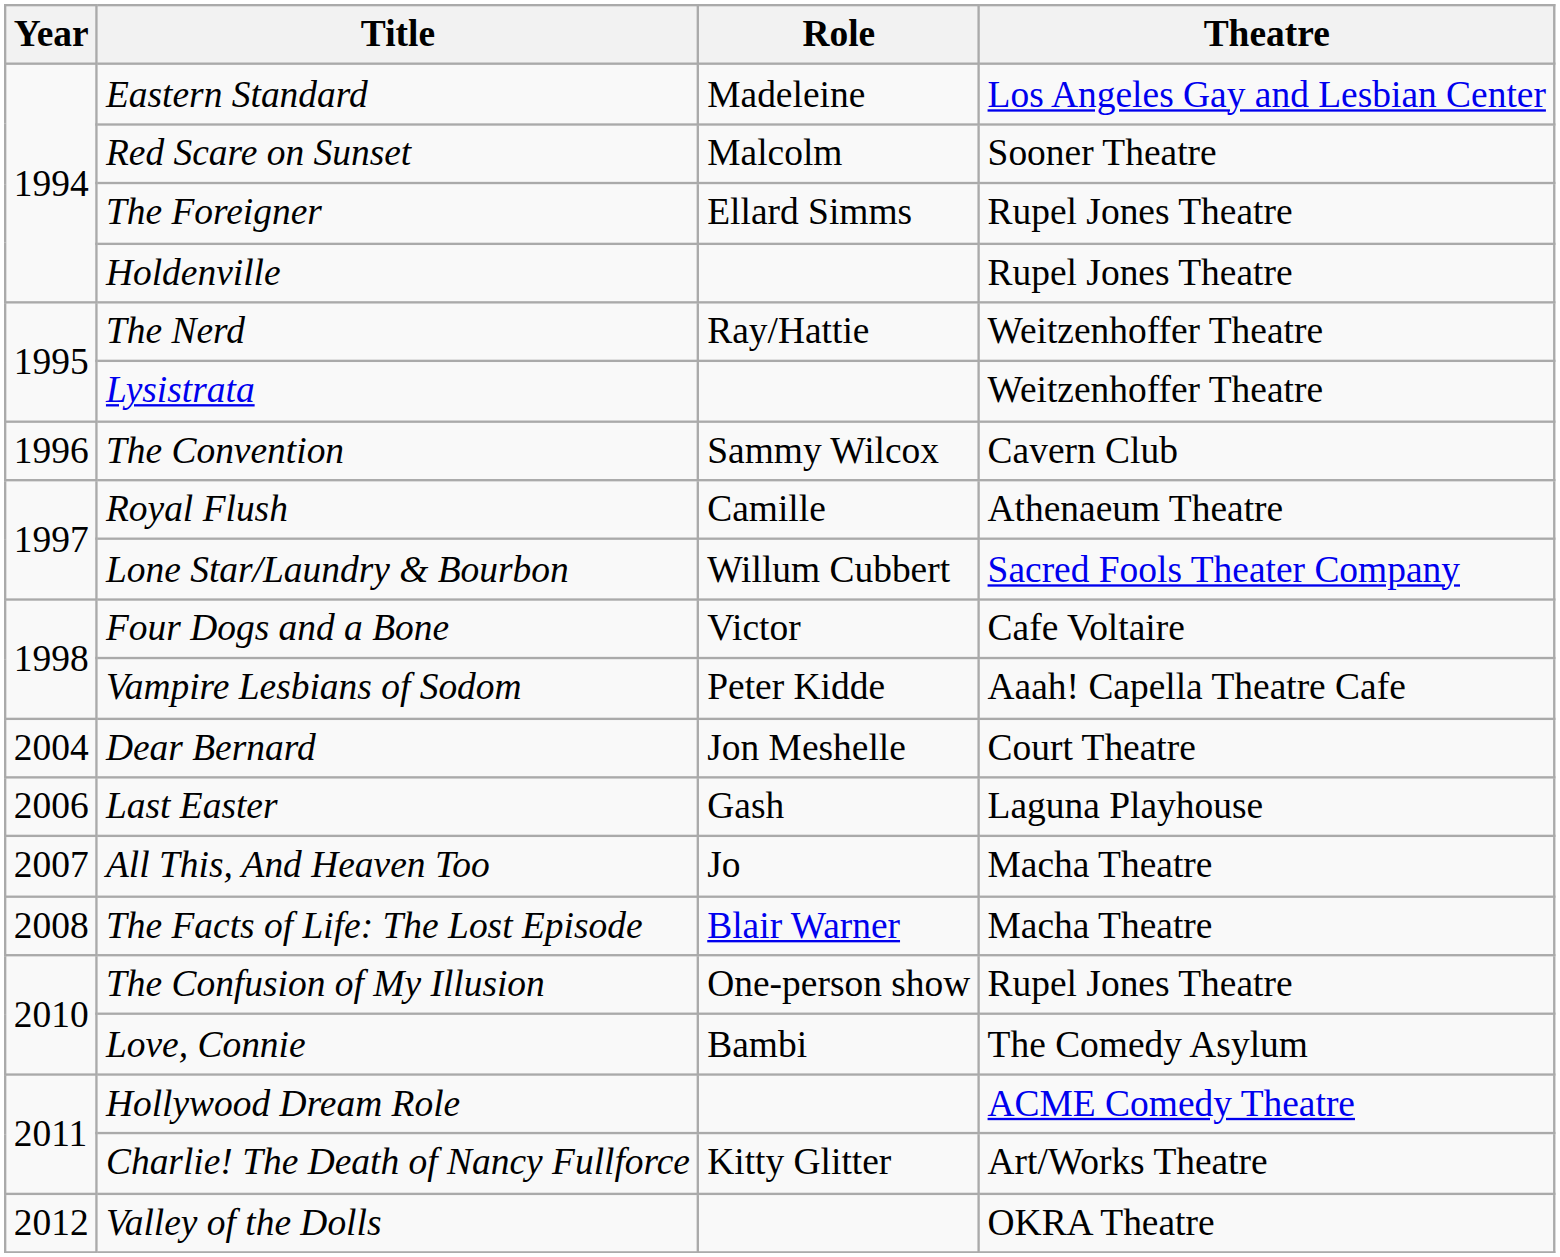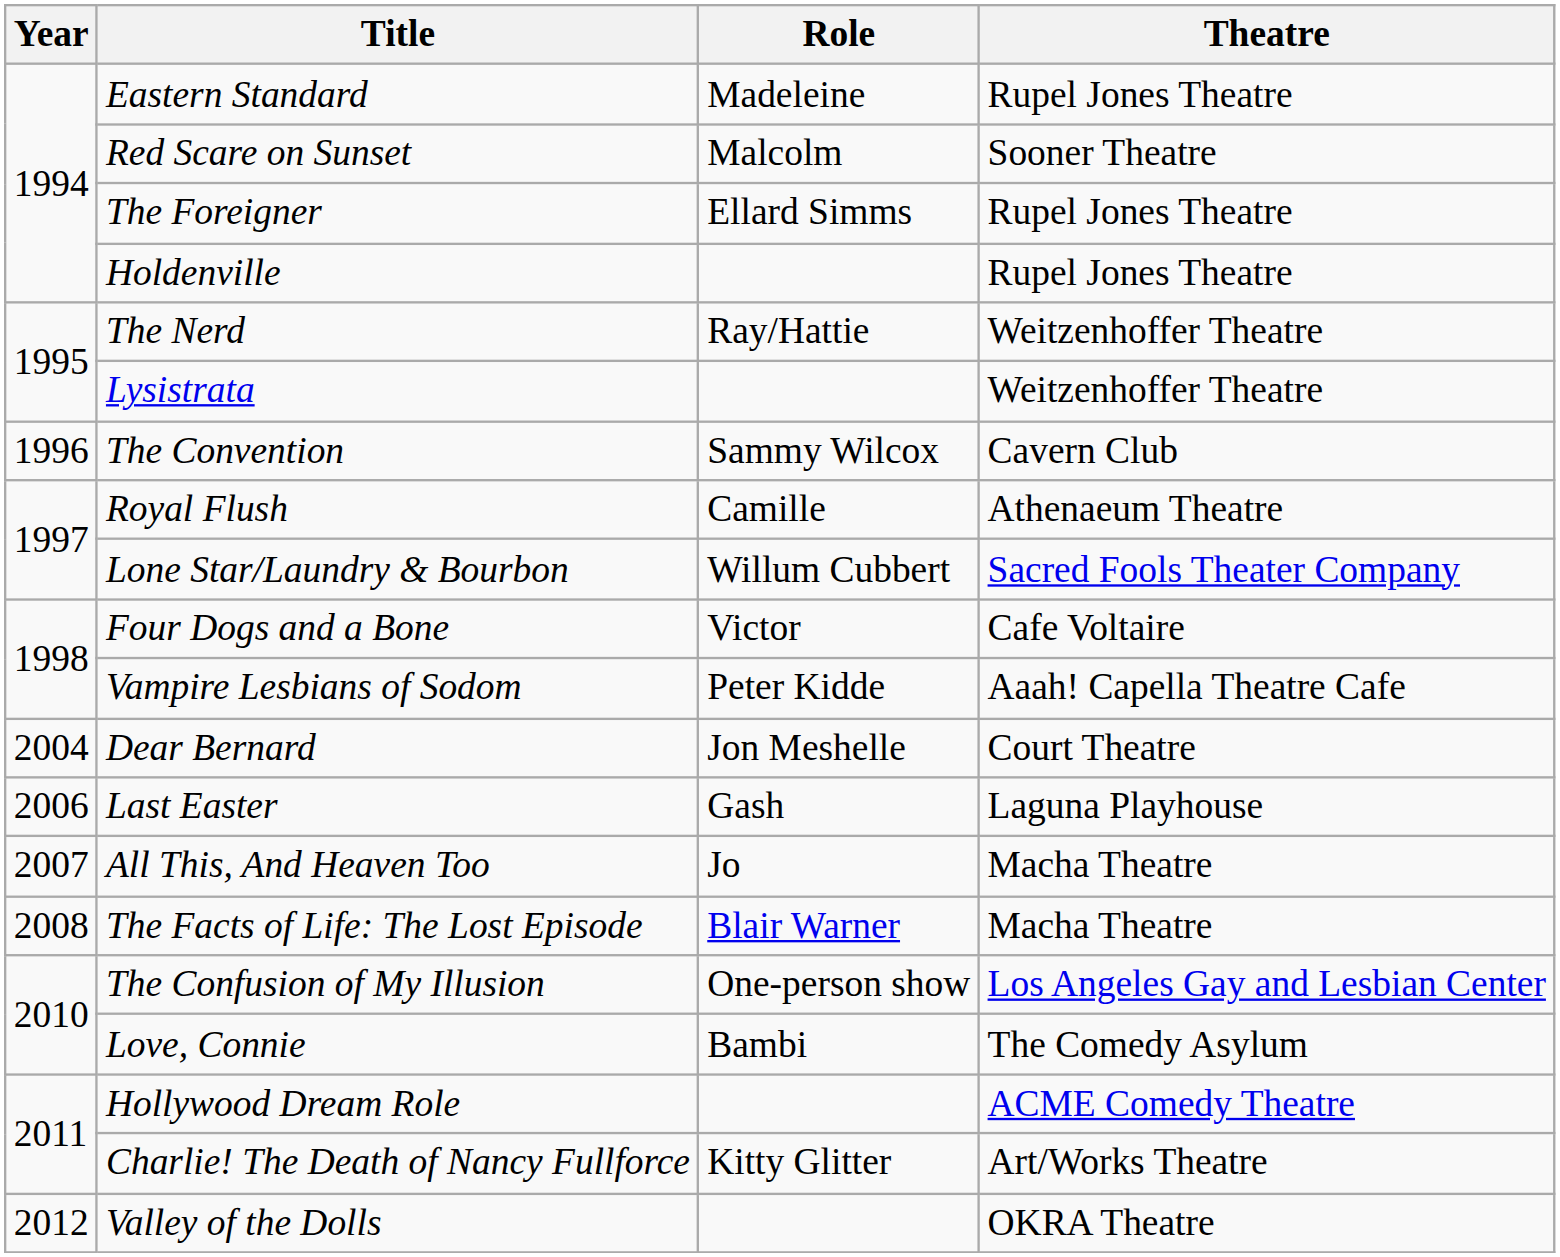(1267, 93) Los Angeles Gay and Lesbian Center -> (1140, 93) Rupel Jones Theatre
(1140, 984) Rupel Jones Theatre -> (1267, 984) Los Angeles Gay and Lesbian Center
